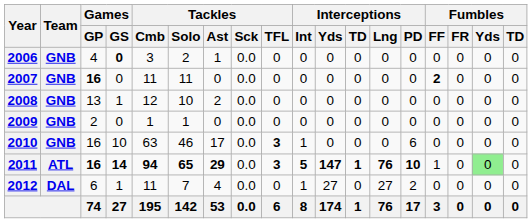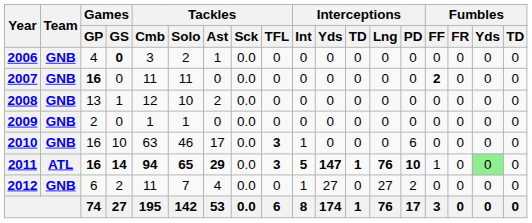(61, 185) DAL -> (61, 185) GNB
(119, 185) 1 -> (119, 185) 2
